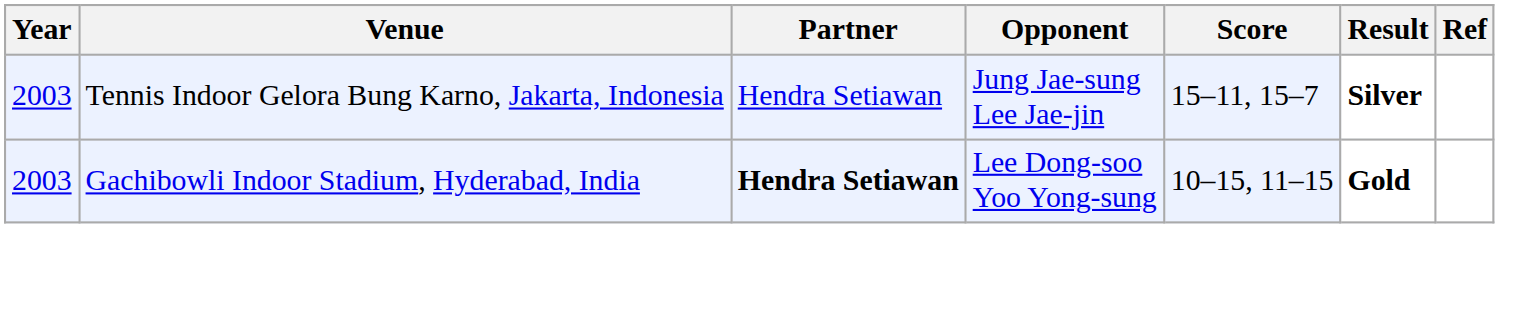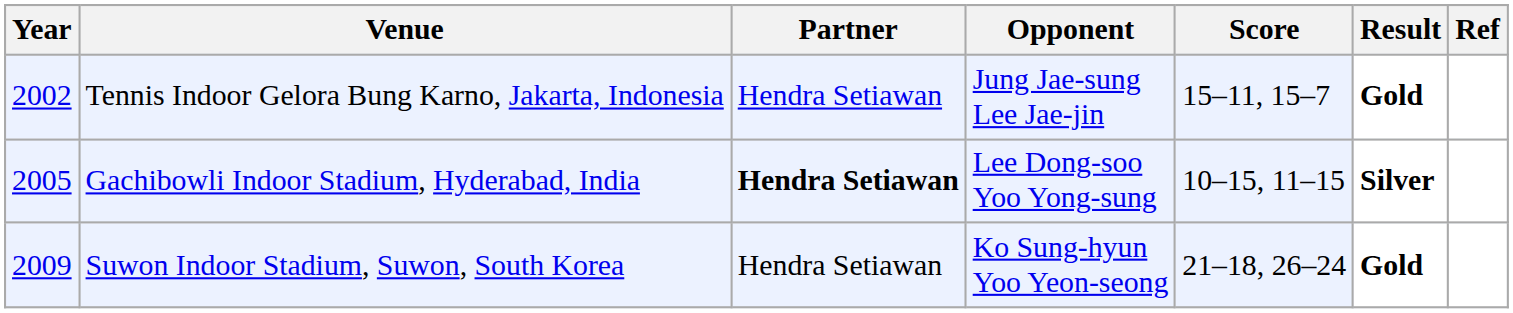(42, 96) 2003 -> (42, 96) 2002
(1385, 96) Silver -> (1392, 96) Gold
(42, 180) 2003 -> (42, 180) 2005
(1379, 180) Gold -> (1397, 180) Silver
+ row: (355, 264)
